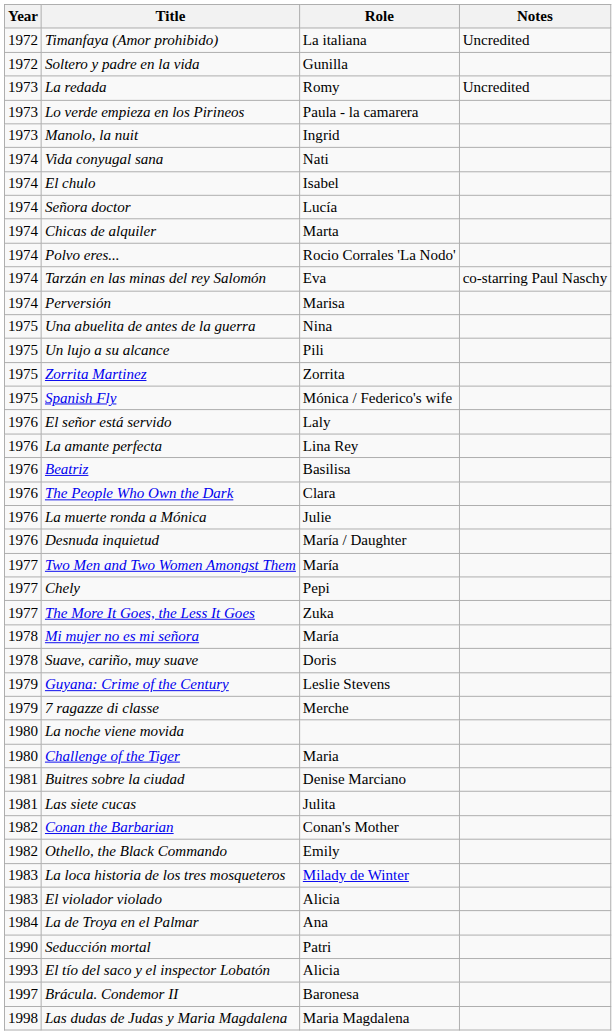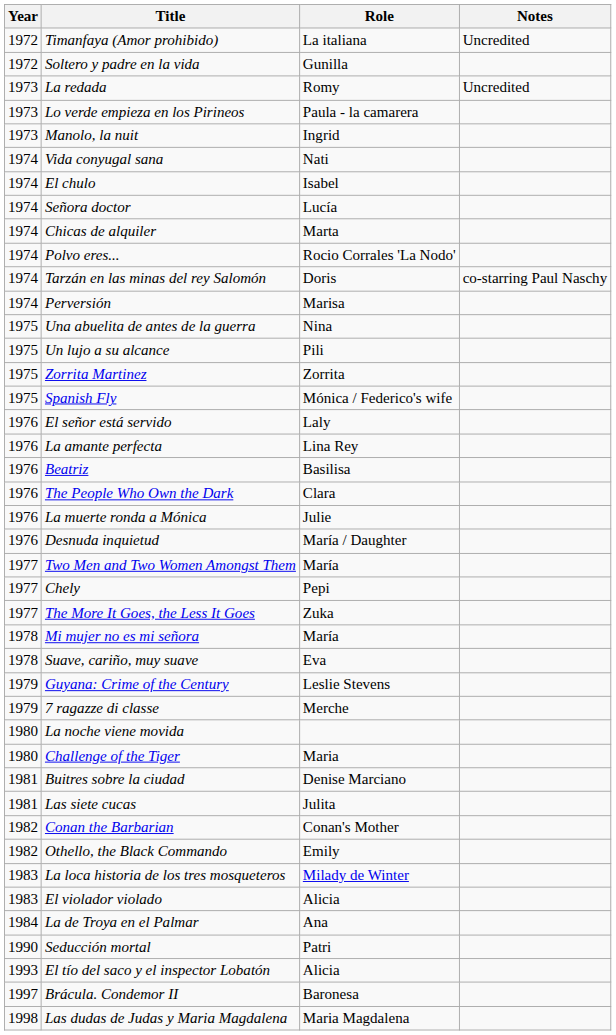(315, 278) Eva -> (320, 278) Doris
(320, 660) Doris -> (315, 660) Eva
